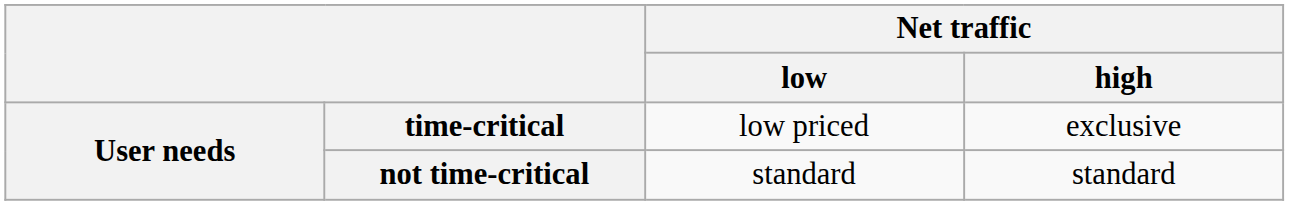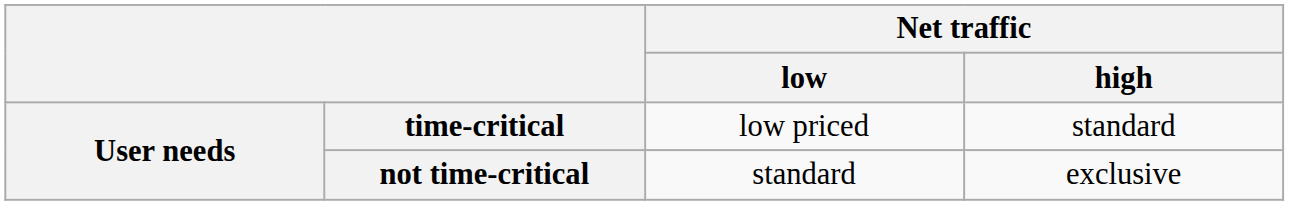(1124, 125) exclusive -> (1124, 125) standard
(1124, 174) standard -> (1124, 174) exclusive
